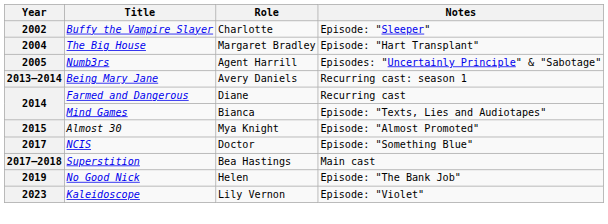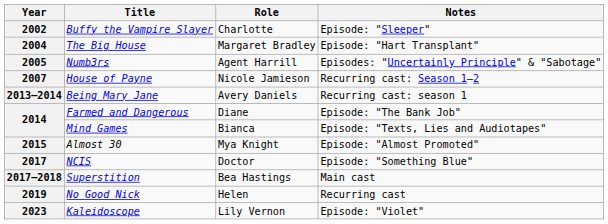+ row: (34, 79)
(363, 95) Recurring cast -> (391, 112) Episode: "The Bank Job"
(391, 178) Episode: "The Bank Job" -> (363, 194) Recurring cast
